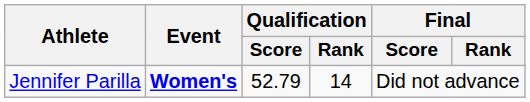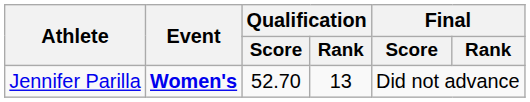(276, 82) 52.79 -> (276, 82) 52.70
(341, 82) 14 -> (341, 82) 13
